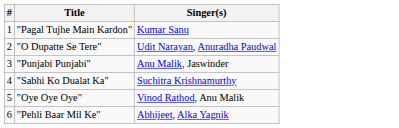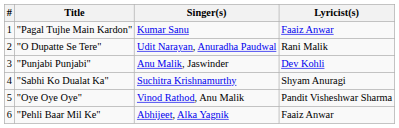+ column: (337, 13)
